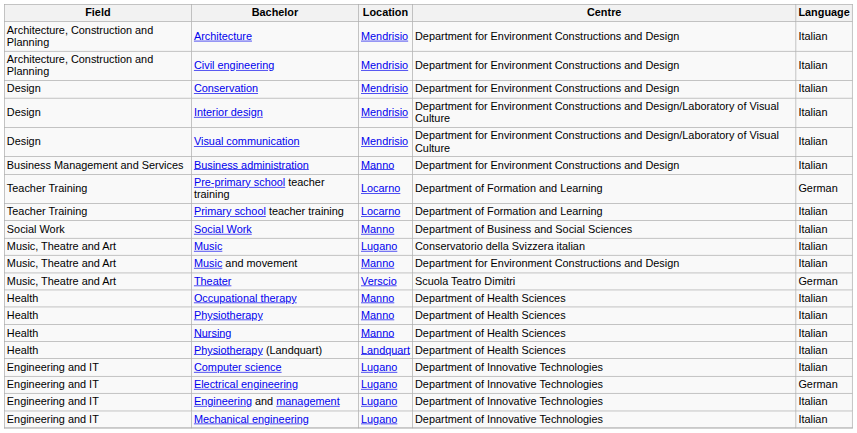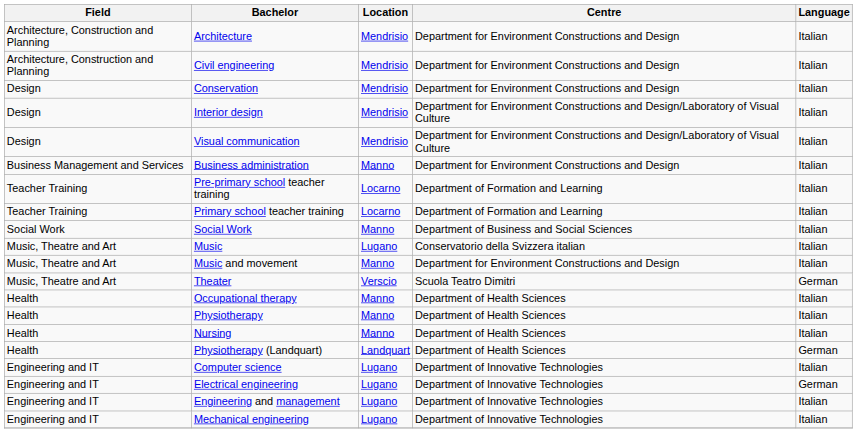(818, 188) German -> (813, 188) Italian
(813, 350) Italian -> (818, 350) German
